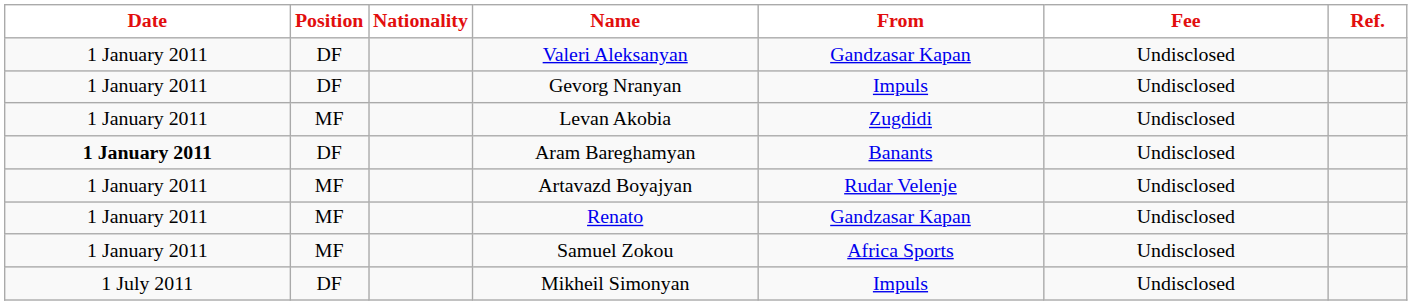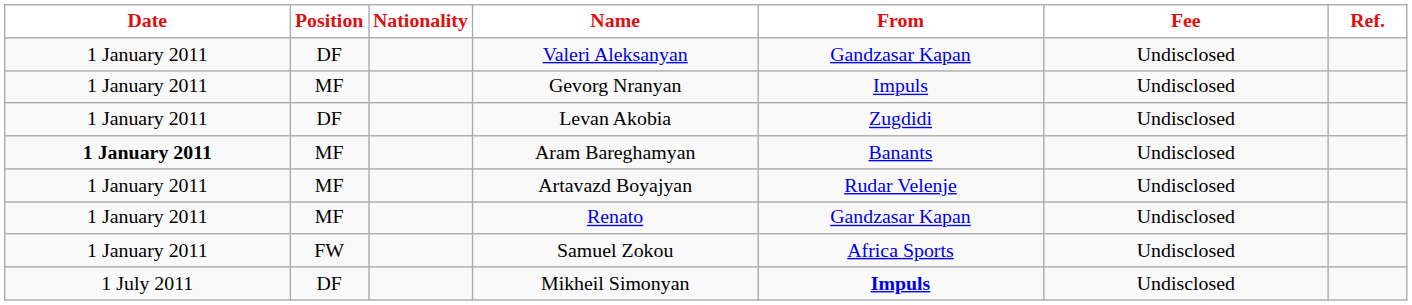(329, 86) DF -> (329, 86) MF
(329, 119) MF -> (329, 119) DF
(329, 152) DF -> (329, 152) MF
(329, 250) MF -> (329, 250) FW
(900, 283) normal -> (900, 283) bold
